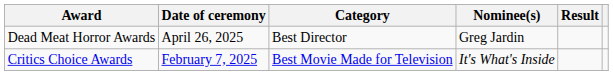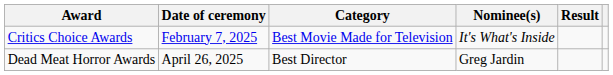rows swapped: (70, 59) <-> (81, 37)
